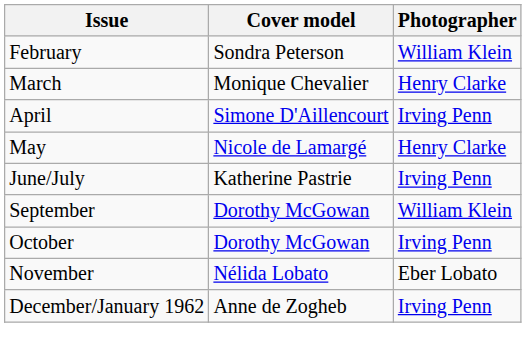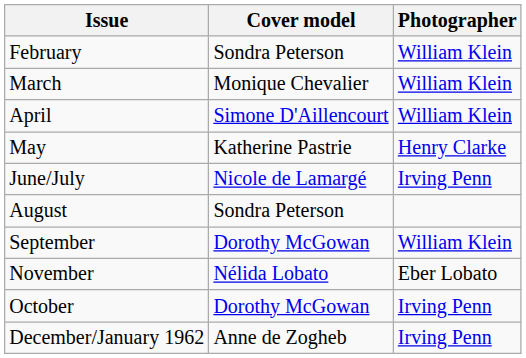(452, 83) Henry Clarke -> (455, 83) William Klein
(445, 115) Irving Penn -> (455, 115) William Klein
(290, 147) Nicole de Lamargé -> (283, 147) Katherine Pastrie
(283, 178) Katherine Pastrie -> (290, 178) Nicole de Lamargé
+ row: (38, 210)
rows swapped: (41, 242) <-> (51, 274)
